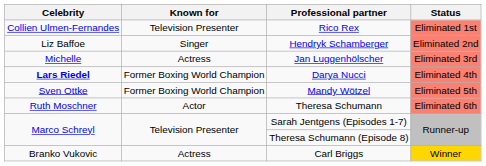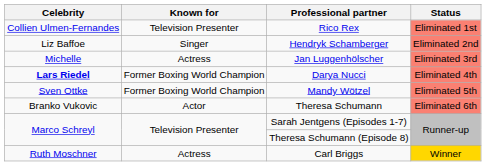(63, 106) Ruth Moschner -> (63, 106) Branko Vukovic
(63, 153) Branko Vukovic -> (63, 153) Ruth Moschner
